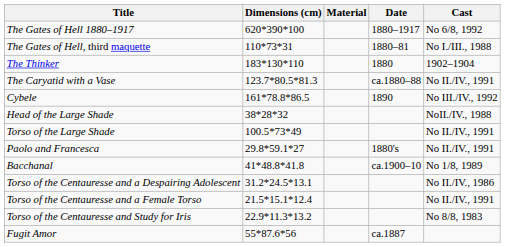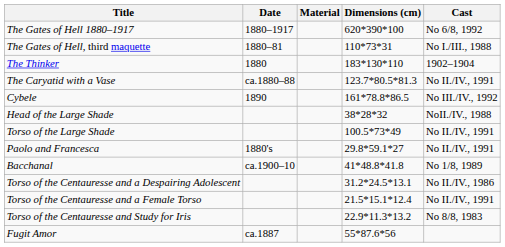columns swapped: (396, 13) <-> (283, 13)
